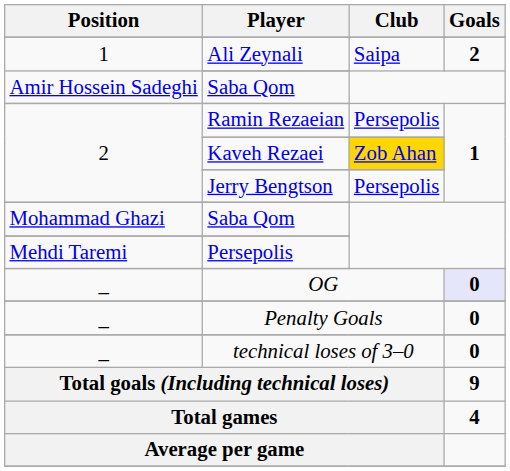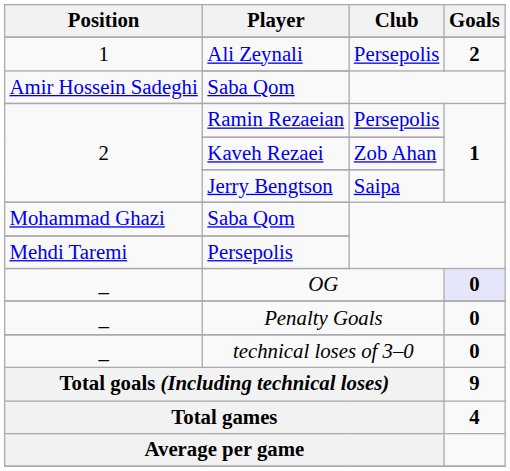(377, 53) Saipa -> (397, 53) Persepolis
(395, 152) gold background -> (395, 152) no background
(397, 185) Persepolis -> (377, 185) Saipa
